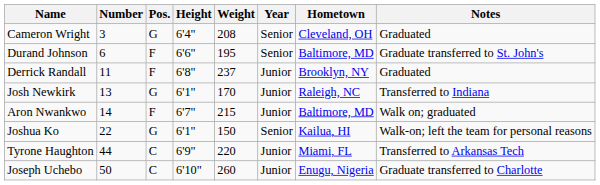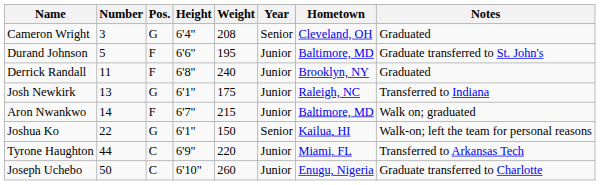(102, 53) 6 -> (102, 53) 5
(277, 53) Senior -> (276, 53) Junior
(227, 72) 237 -> (227, 72) 240
(227, 92) 170 -> (227, 92) 175
